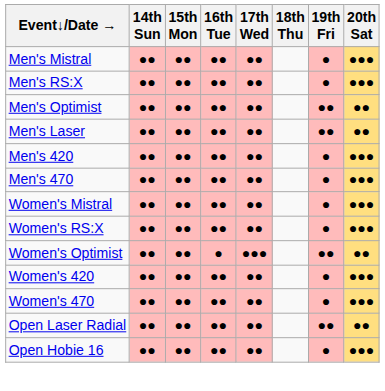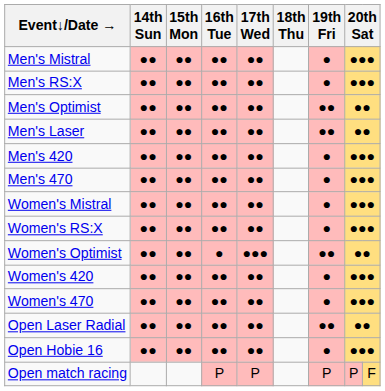+ row: (67, 374)
